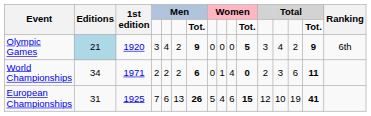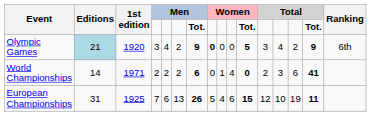(212, 48) normal -> (212, 48) bold
(95, 73) 34 -> (95, 73) 14
(313, 73) 11 -> (313, 73) 41
(313, 99) 41 -> (313, 99) 11
